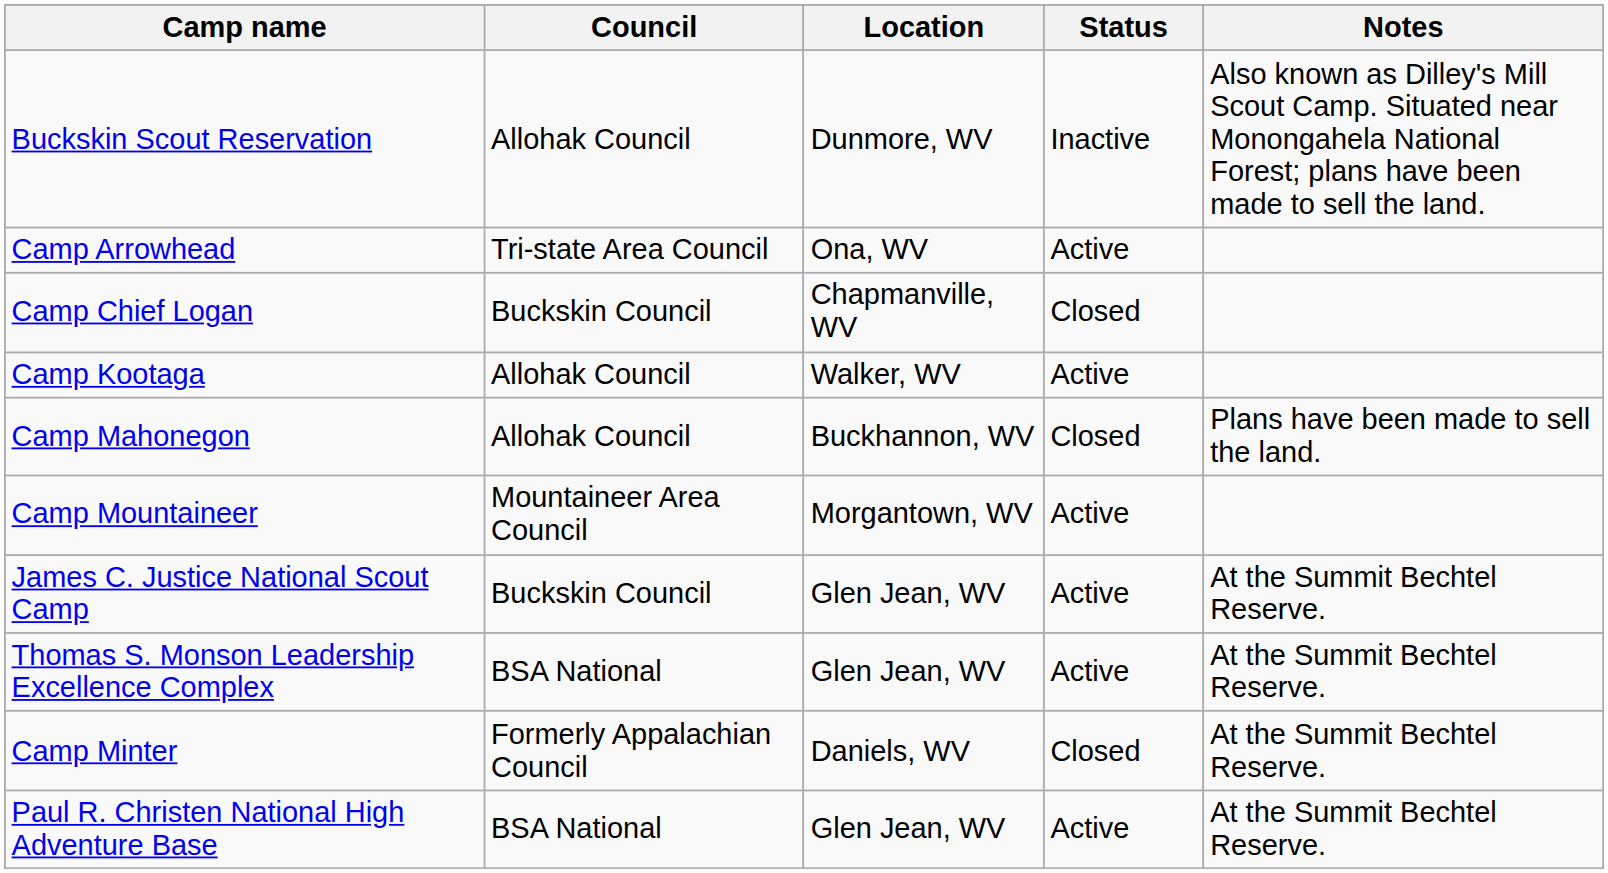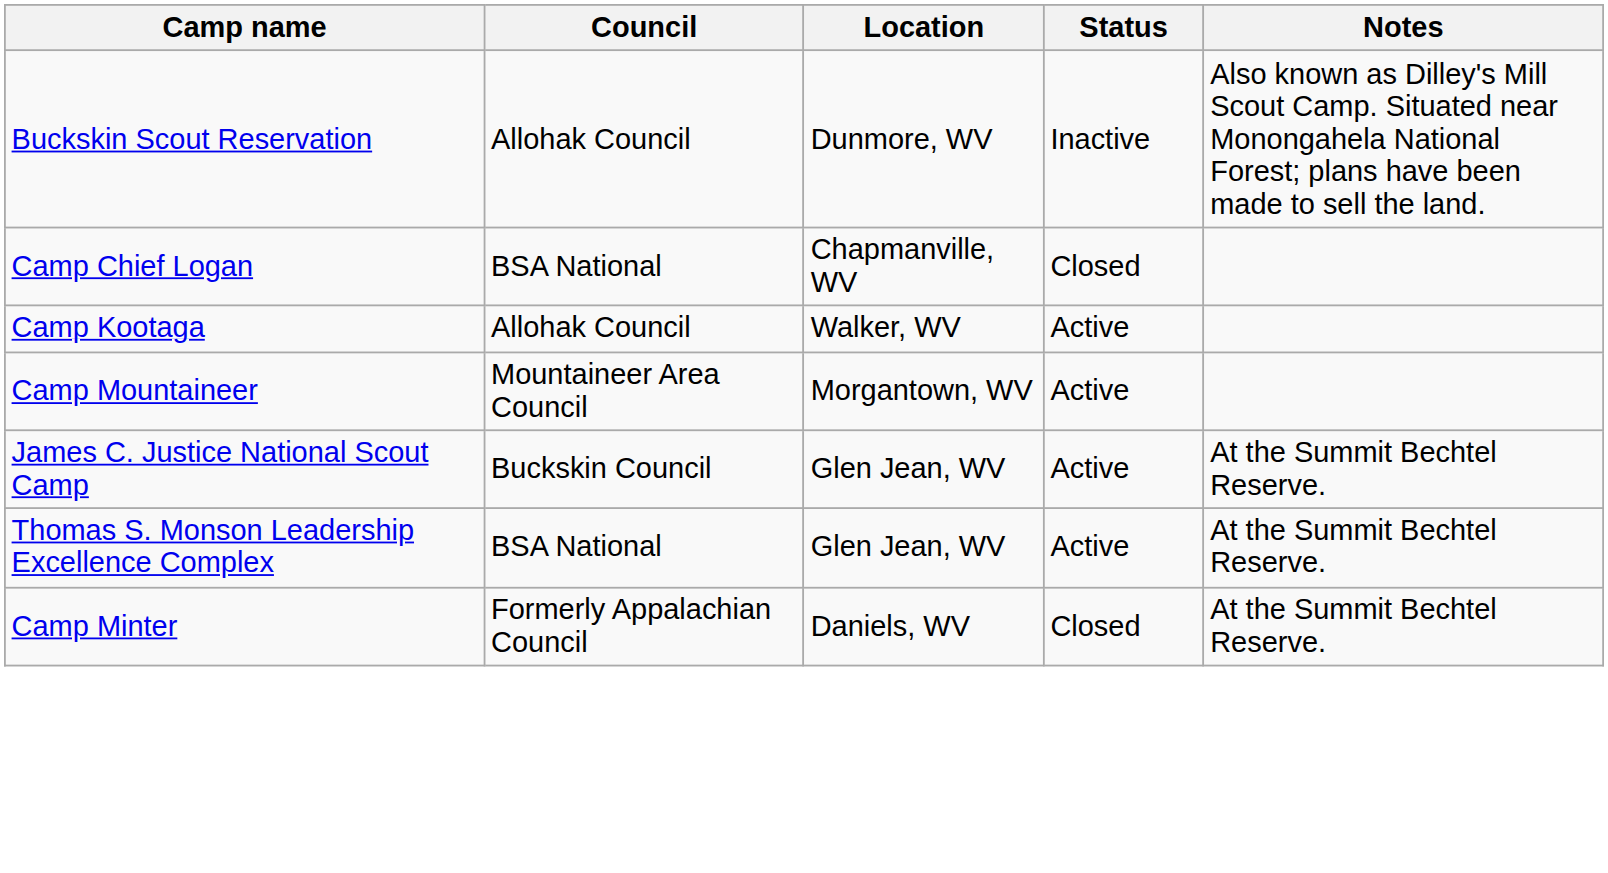- row: (123, 249)
(601, 311) Buckskin Council -> (576, 265) BSA National
- row: (131, 436)
- row: (208, 828)
